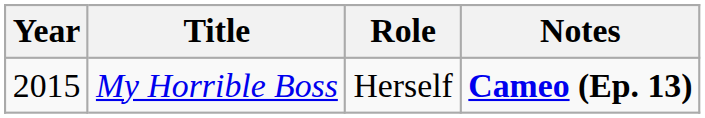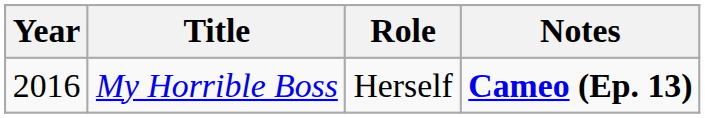(47, 84) 2015 -> (47, 84) 2016
